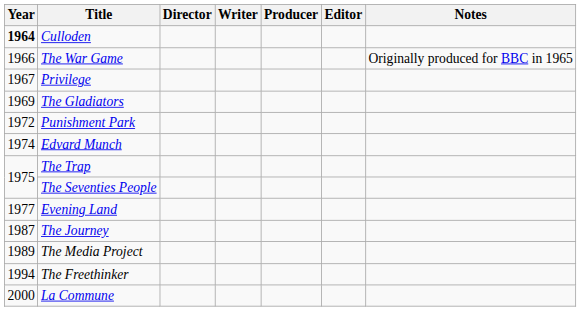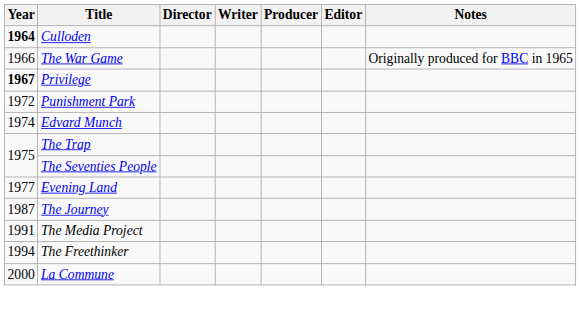(21, 79) normal -> (21, 79) bold
- row: (82, 101)
(21, 252) 1989 -> (21, 230) 1991
